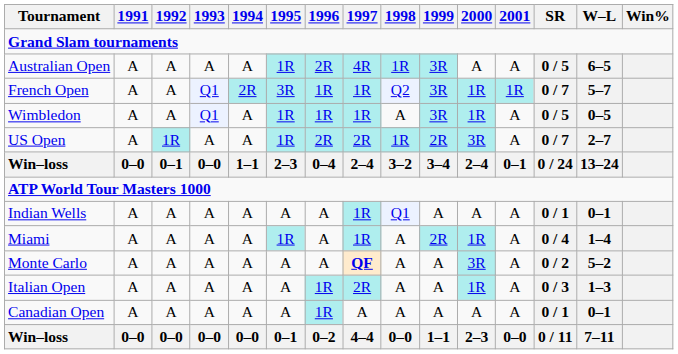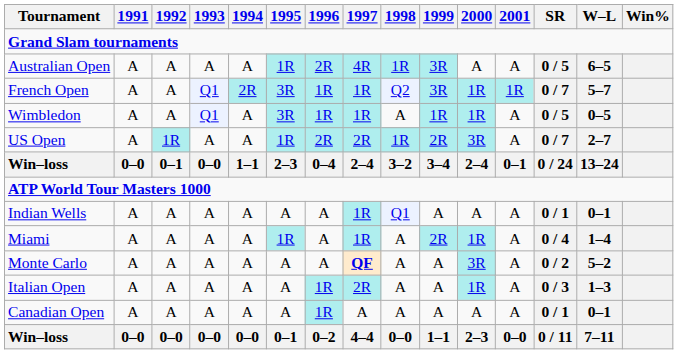(286, 115) 1R -> (286, 115) 3R
(438, 115) 3R -> (438, 115) 1R
